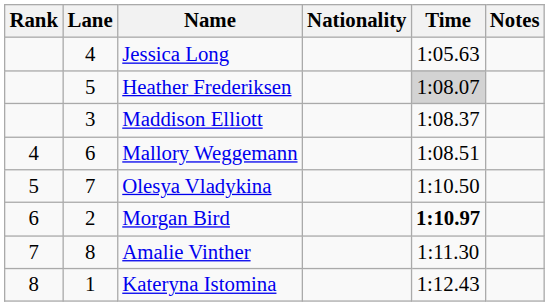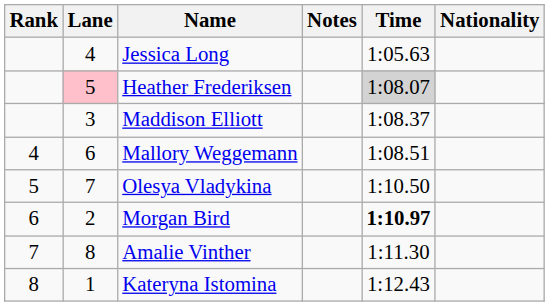columns swapped: (357, 20) <-> (515, 20)
(90, 86) no background -> (90, 86) pink background
